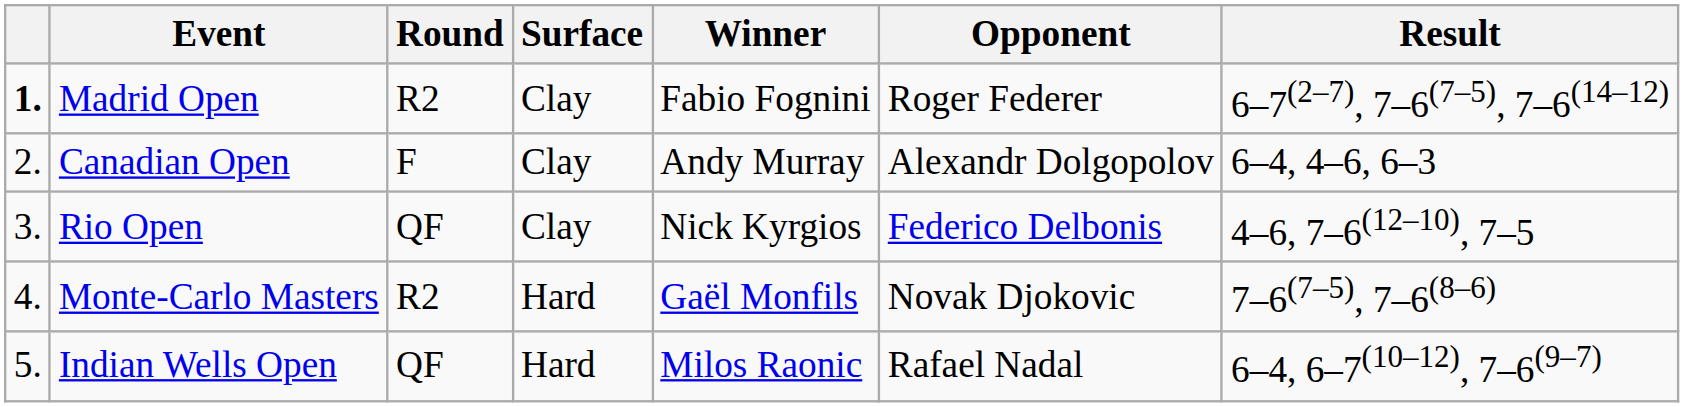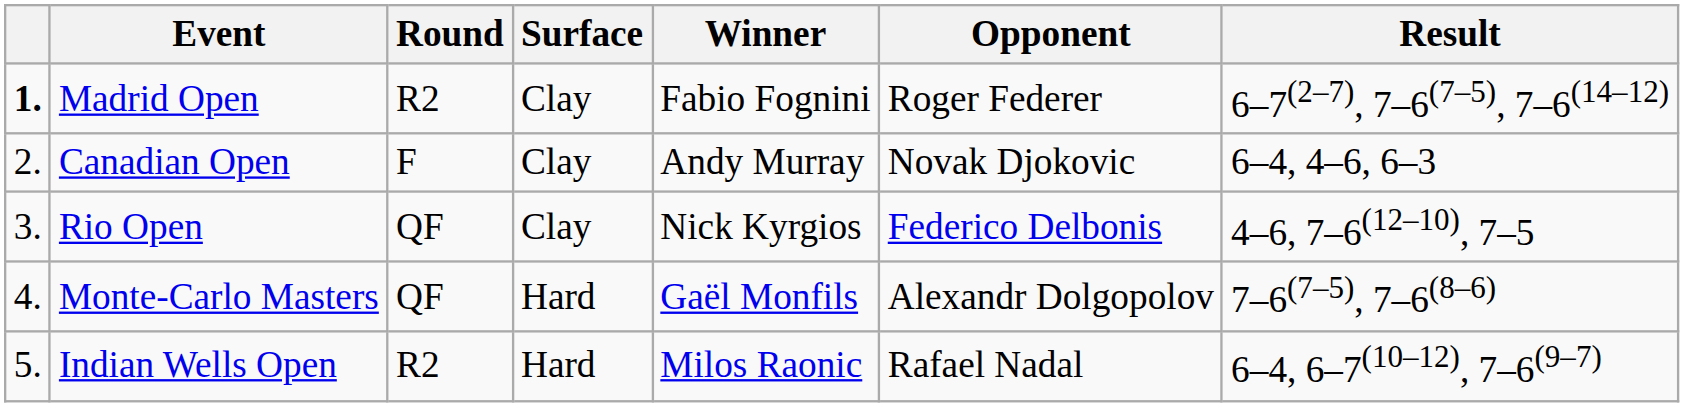(1051, 162) Alexandr Dolgopolov -> (1011, 162) Novak Djokovic
(418, 295) R2 -> (420, 295) QF
(1011, 295) Novak Djokovic -> (1051, 295) Alexandr Dolgopolov
(420, 364) QF -> (418, 364) R2
